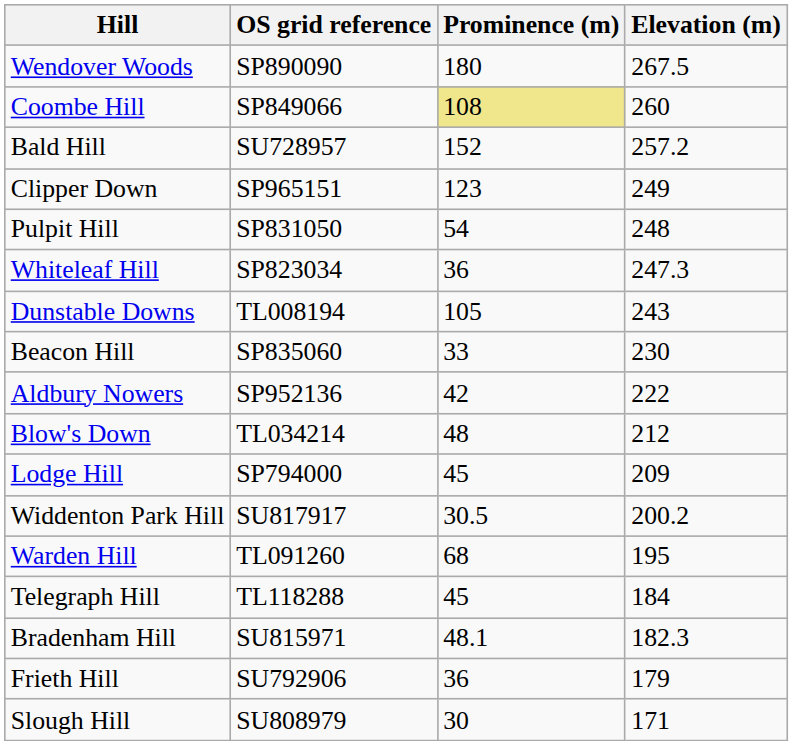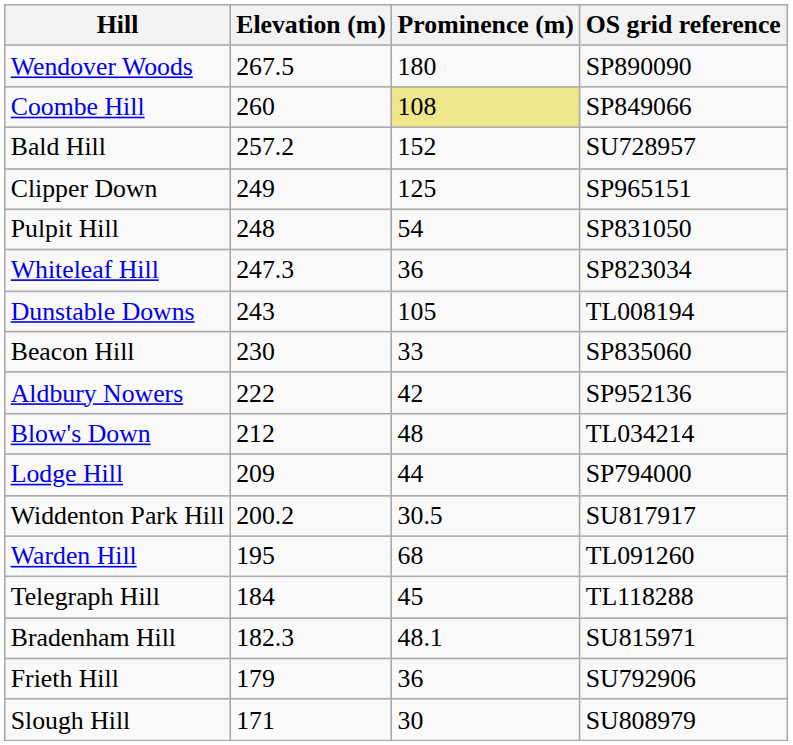columns swapped: (706, 24) <-> (334, 24)
(462, 188) 123 -> (417, 188) 125
(456, 474) 45 -> (410, 474) 44
